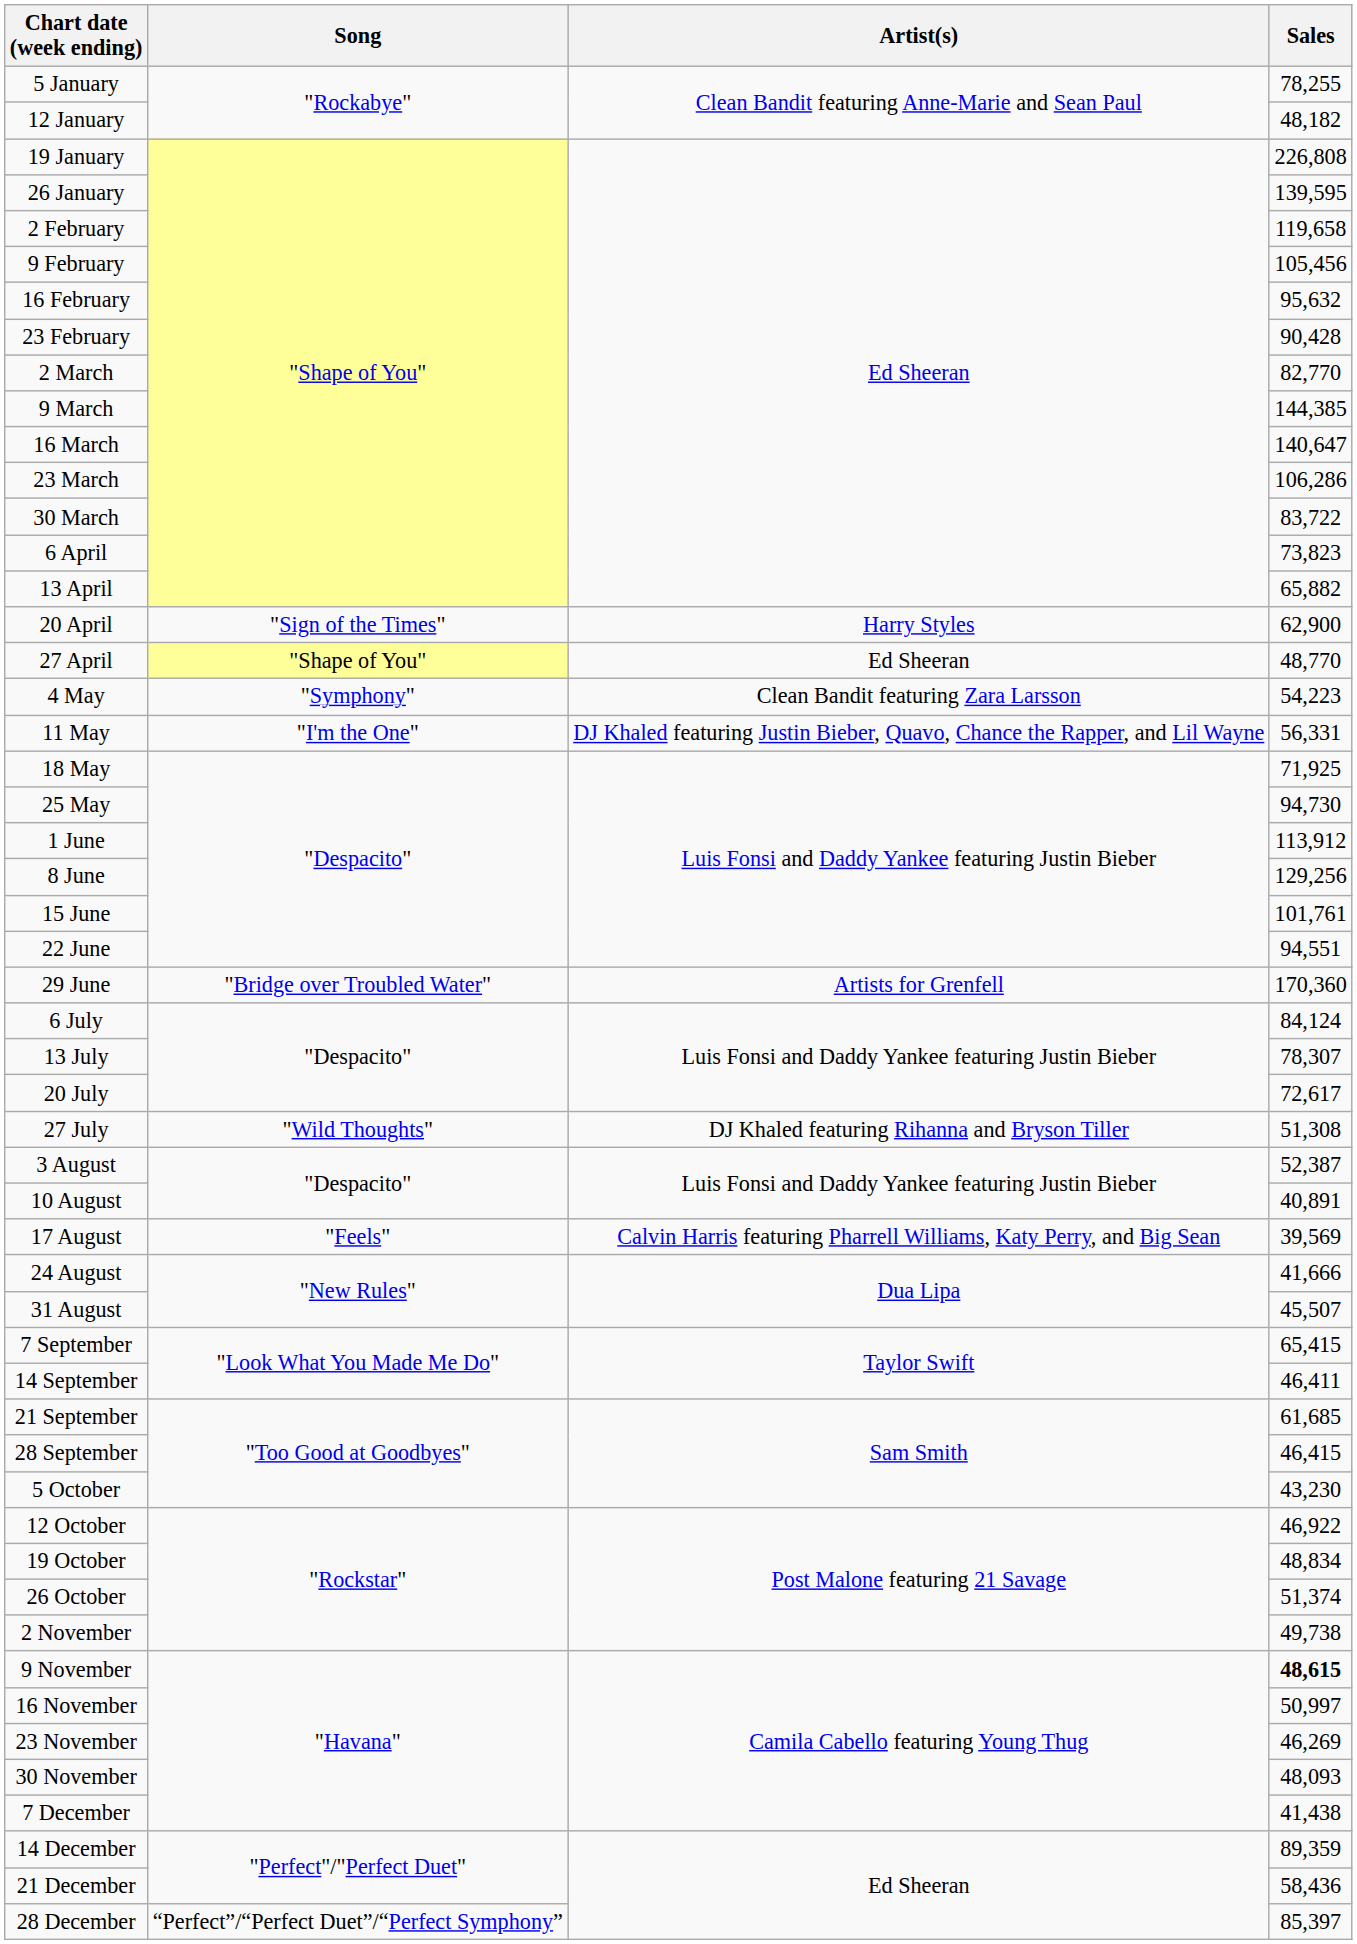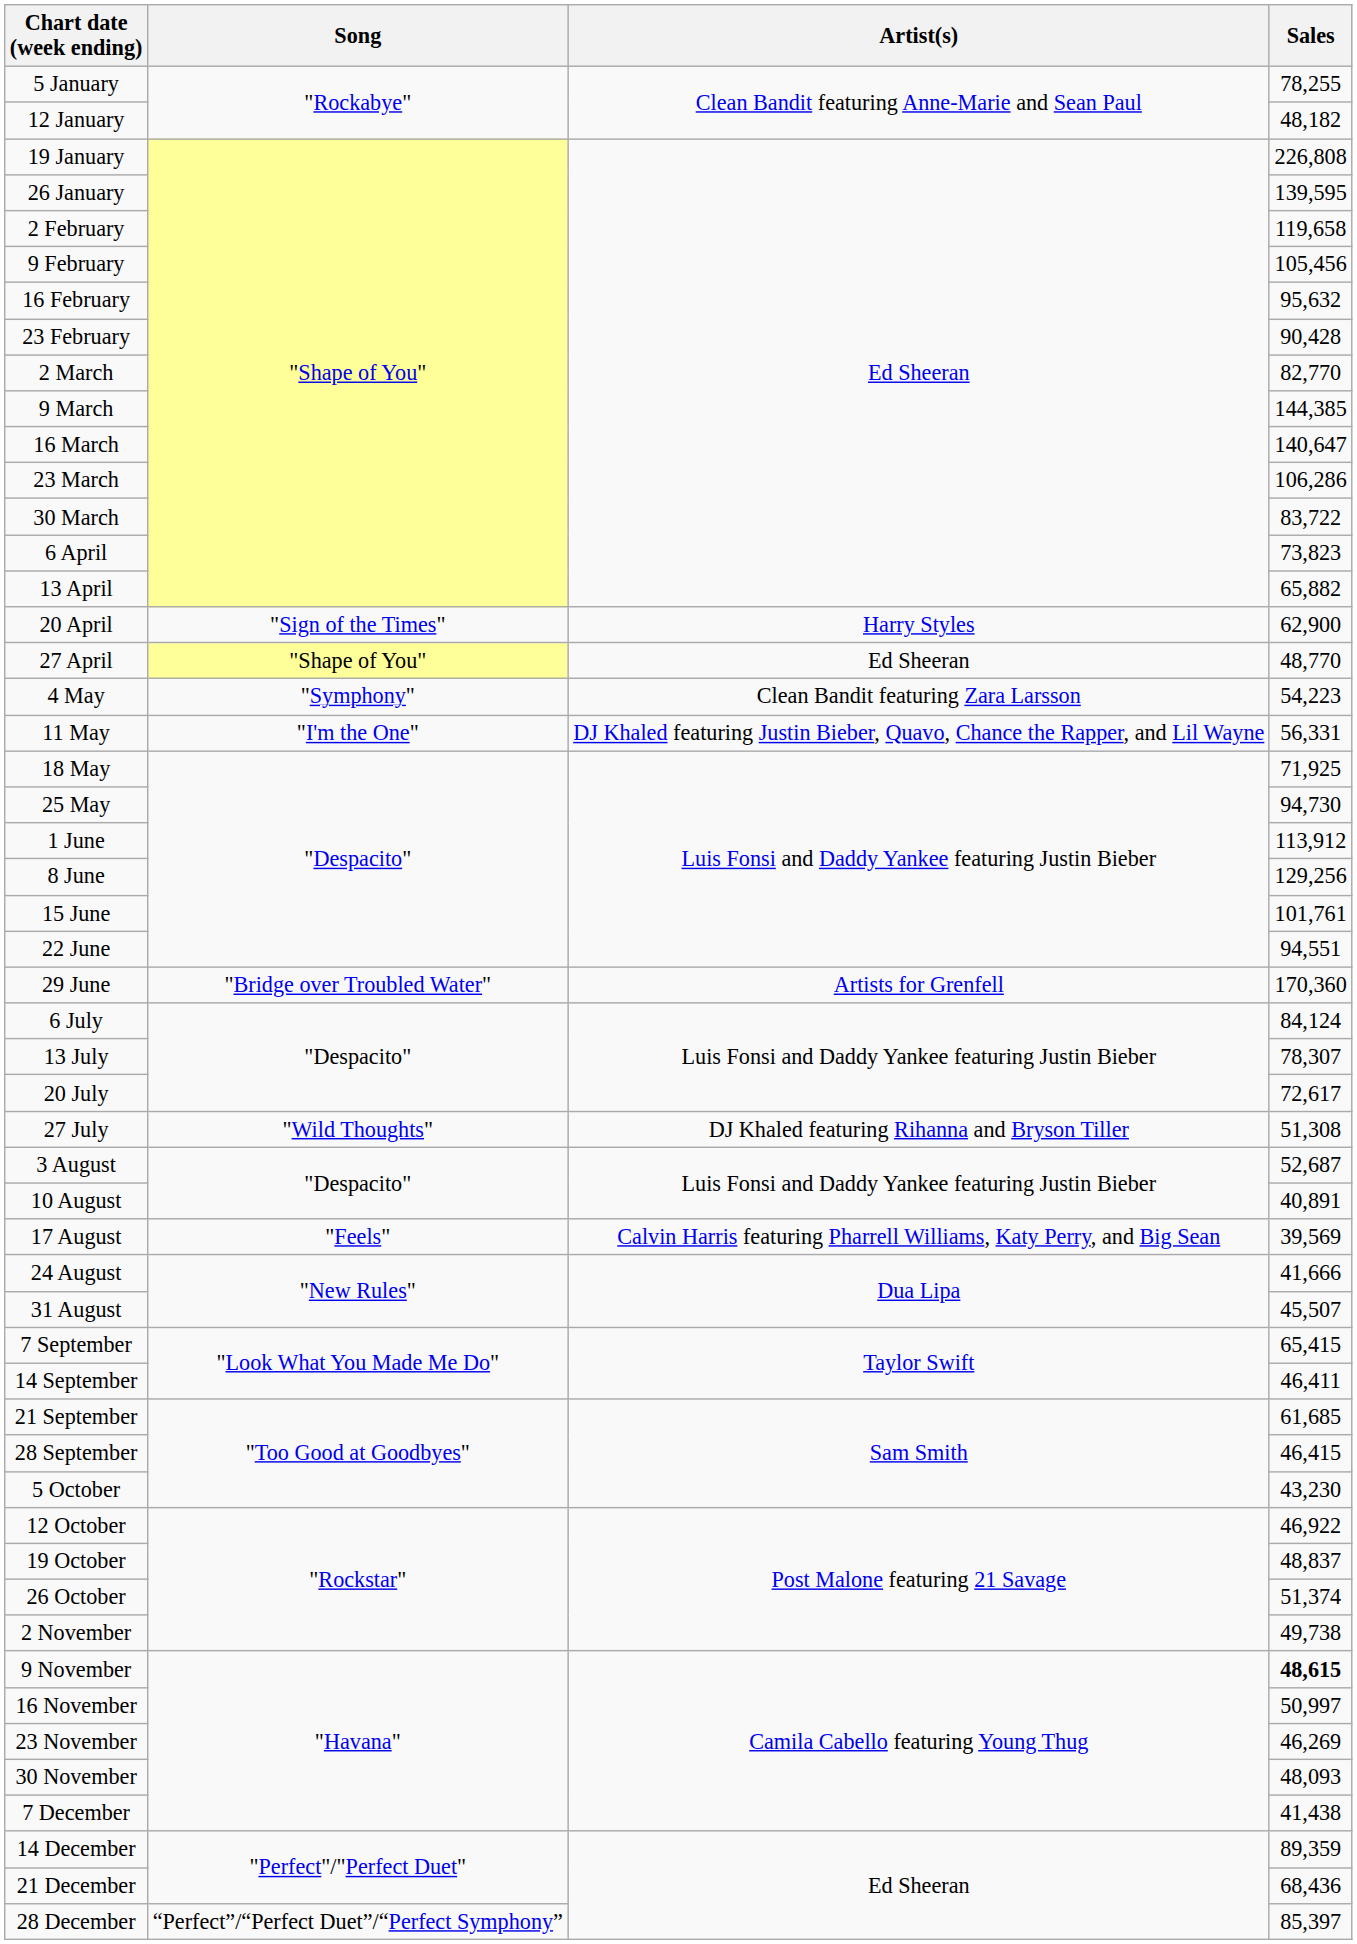(1311, 1164) 52,387 -> (1311, 1164) 52,687
(1311, 1560) 48,834 -> (1311, 1560) 48,837
(1311, 1884) 58,436 -> (1311, 1884) 68,436
